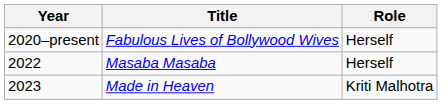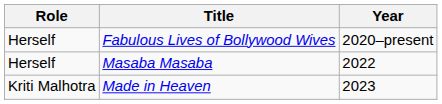columns swapped: (53, 16) <-> (390, 16)
